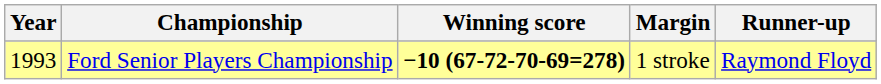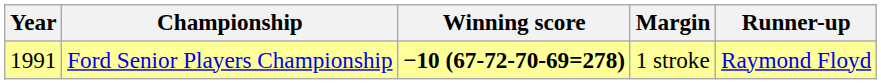(33, 59) 1993 -> (33, 59) 1991
